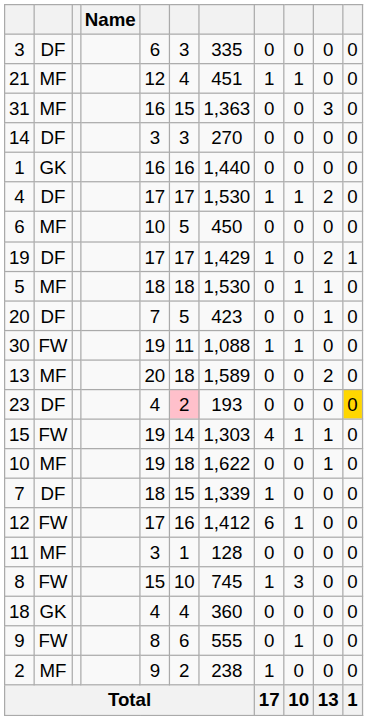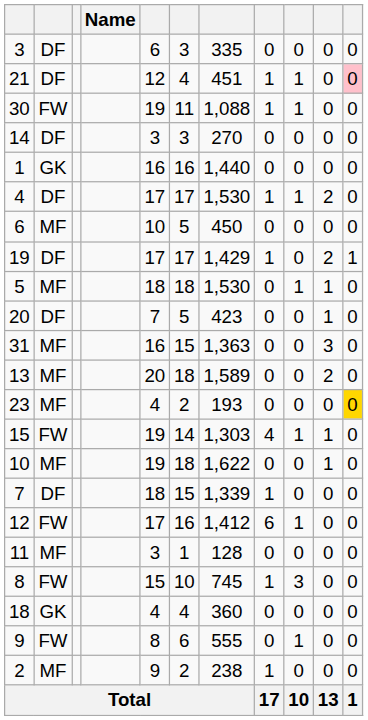(53, 79) MF -> (53, 79) DF
(353, 79) no background -> (353, 79) pink background
rows swapped: (19, 345) <-> (19, 108)
(53, 404) DF -> (53, 404) MF
(184, 404) pink background -> (184, 404) no background
